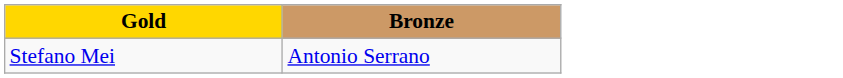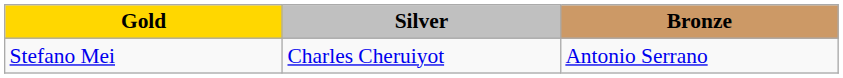+ column: (421, 21)
